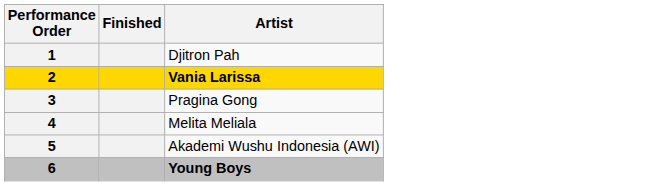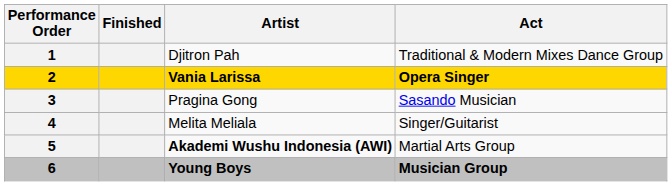+ column: (531, 24)
(274, 146) normal -> (280, 146) bold
